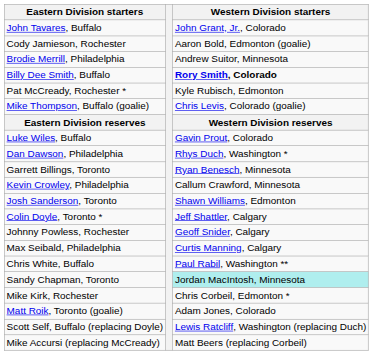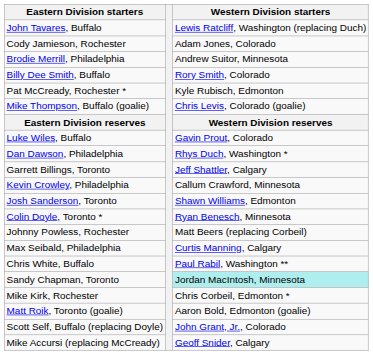(230, 28) John Grant, Jr., Colorado -> (271, 28) Lewis Ratcliff, Washington (replacing Duch)
(243, 43) Aaron Bold, Edmonton (goalie) -> (225, 43) Adam Jones, Colorado
(226, 75) bold -> (222, 75) normal
(233, 169) Ryan Benesch, Minnesota -> (221, 169) Jeff Shattler, Calgary
(221, 216) Jeff Shattler, Calgary -> (233, 216) Ryan Benesch, Minnesota
(222, 232) Geoff Snider, Calgary -> (241, 232) Matt Beers (replacing Corbeil)
(225, 311) Adam Jones, Colorado -> (243, 311) Aaron Bold, Edmonton (goalie)
(271, 327) Lewis Ratcliff, Washington (replacing Duch) -> (230, 327) John Grant, Jr., Colorado
(241, 342) Matt Beers (replacing Corbeil) -> (222, 342) Geoff Snider, Calgary
